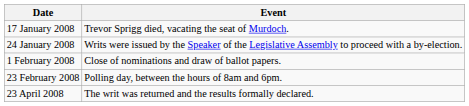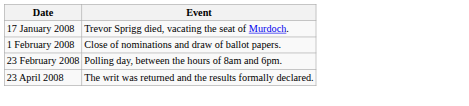- row: (41, 45)
